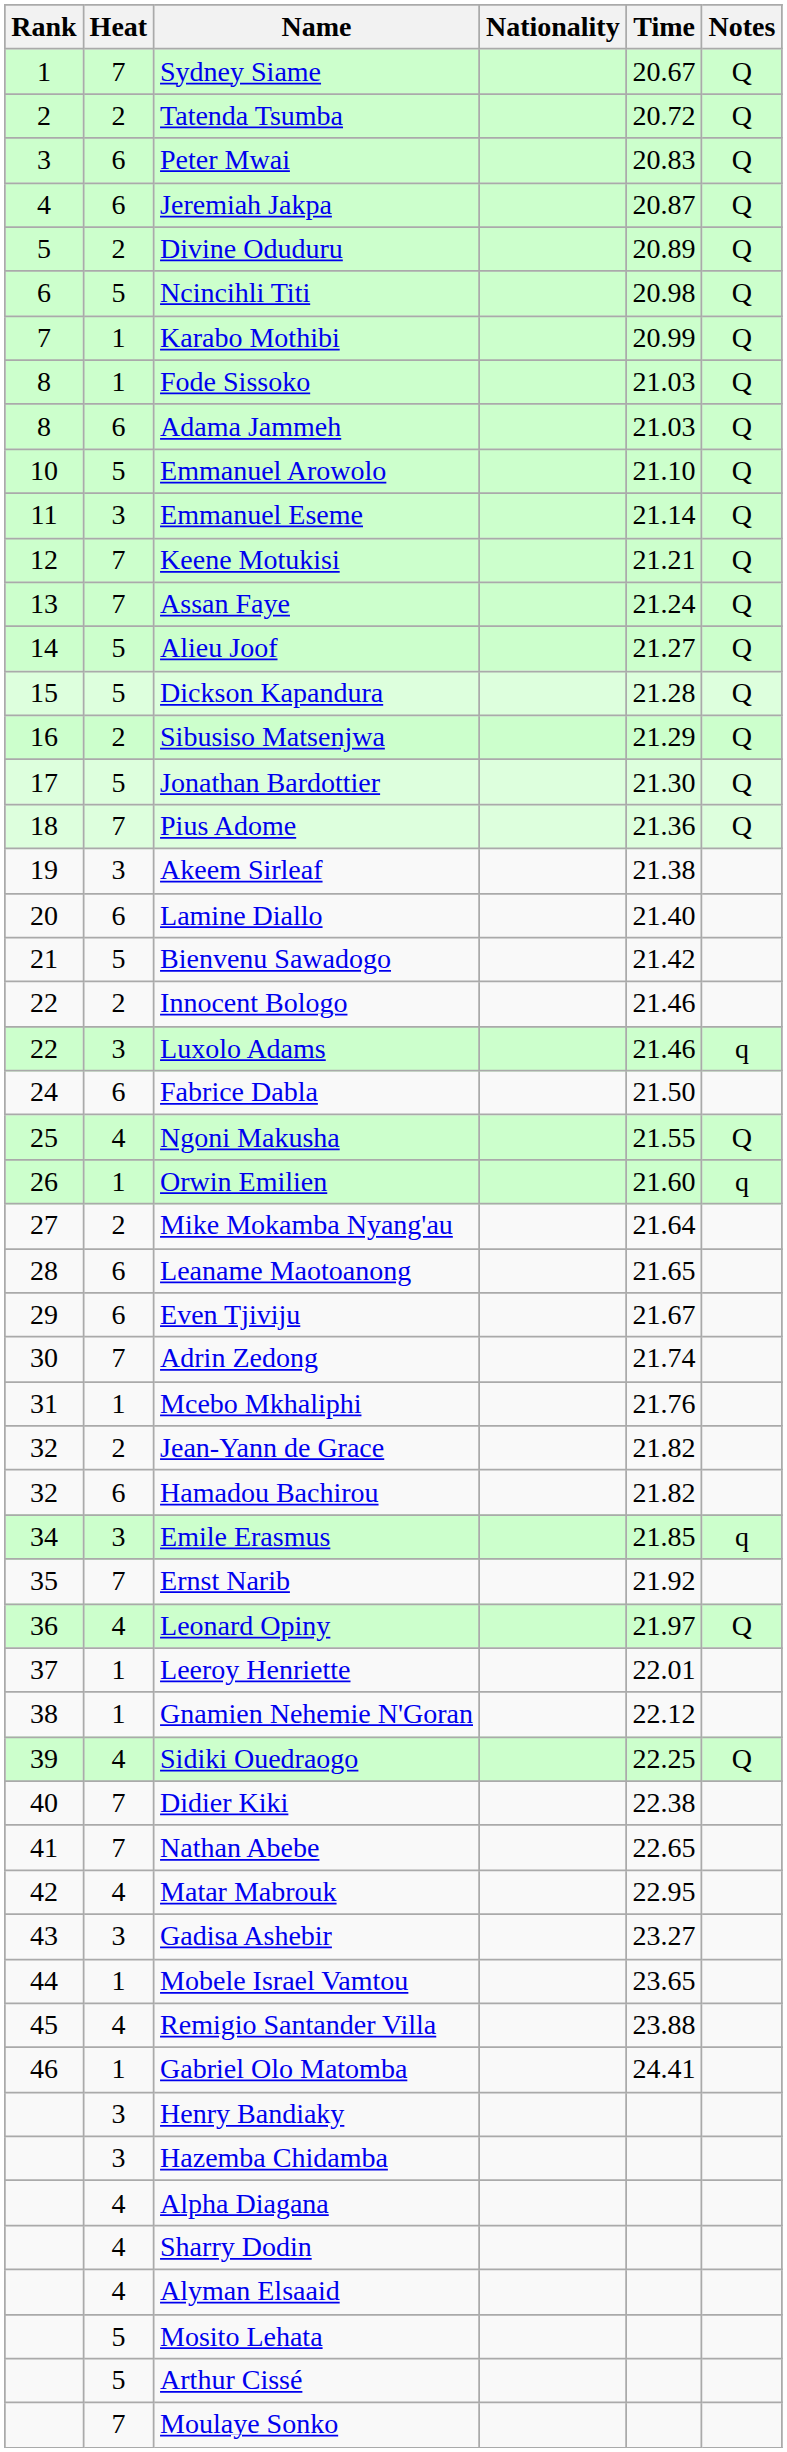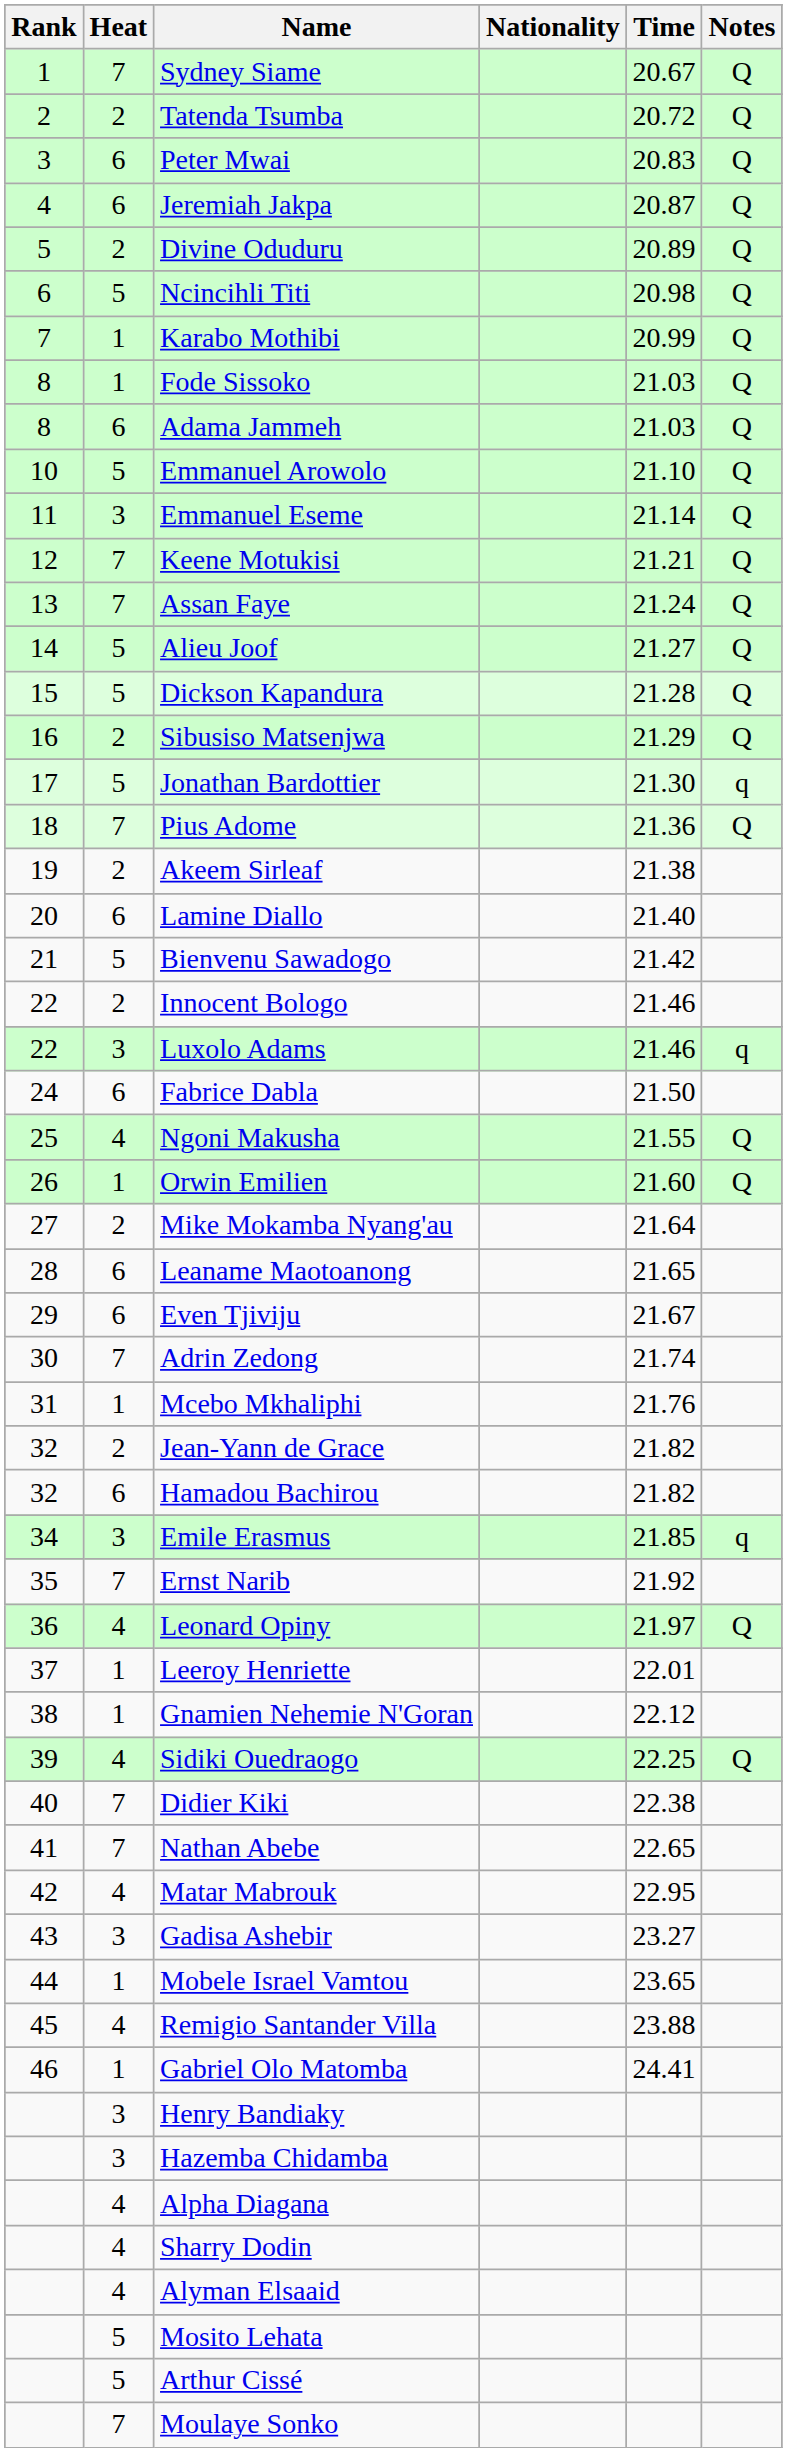(742, 781) Q -> (742, 781) q
(118, 870) 3 -> (118, 870) 2
(742, 1181) q -> (742, 1181) Q
